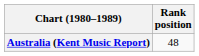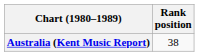(173, 42) 48 -> (173, 42) 38
